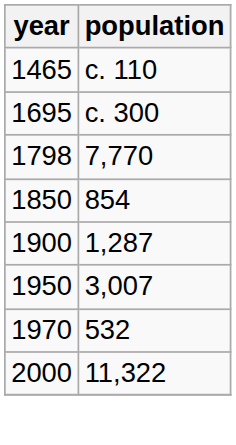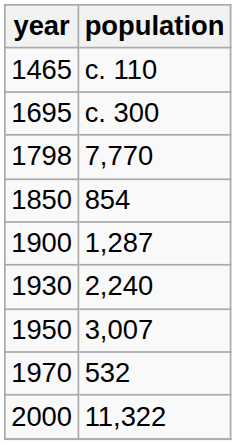+ row: (42, 286)
